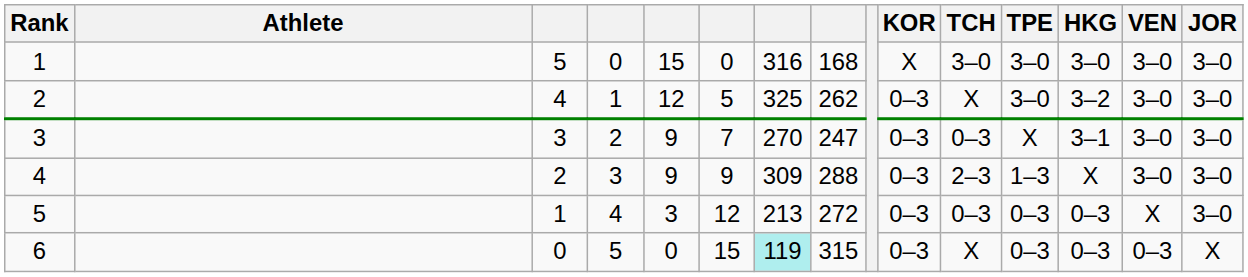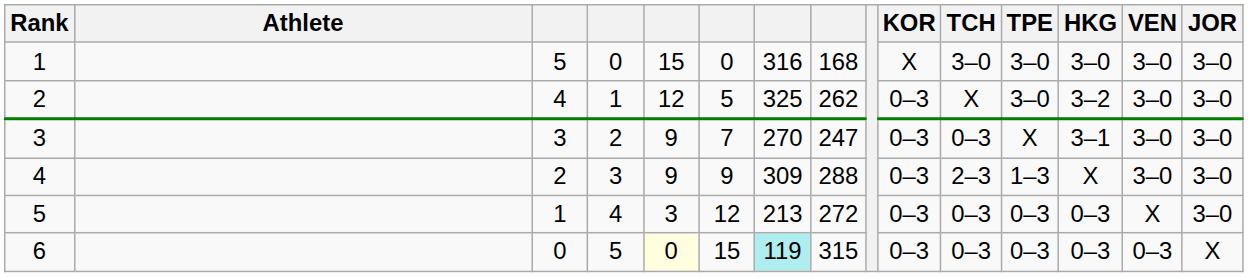(671, 251) no background -> (671, 251) lightyellow background
(971, 251) X -> (971, 251) 0–3
